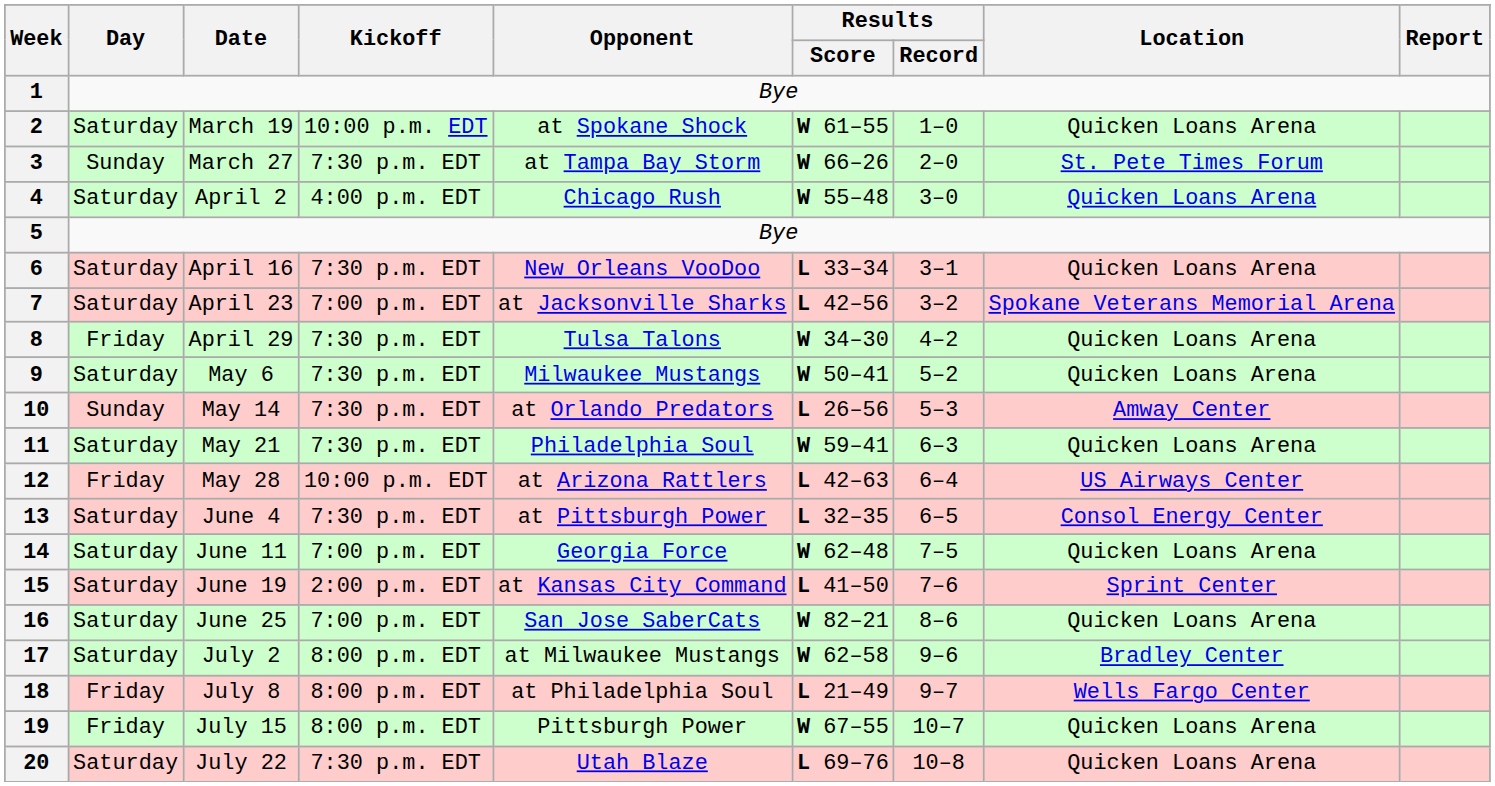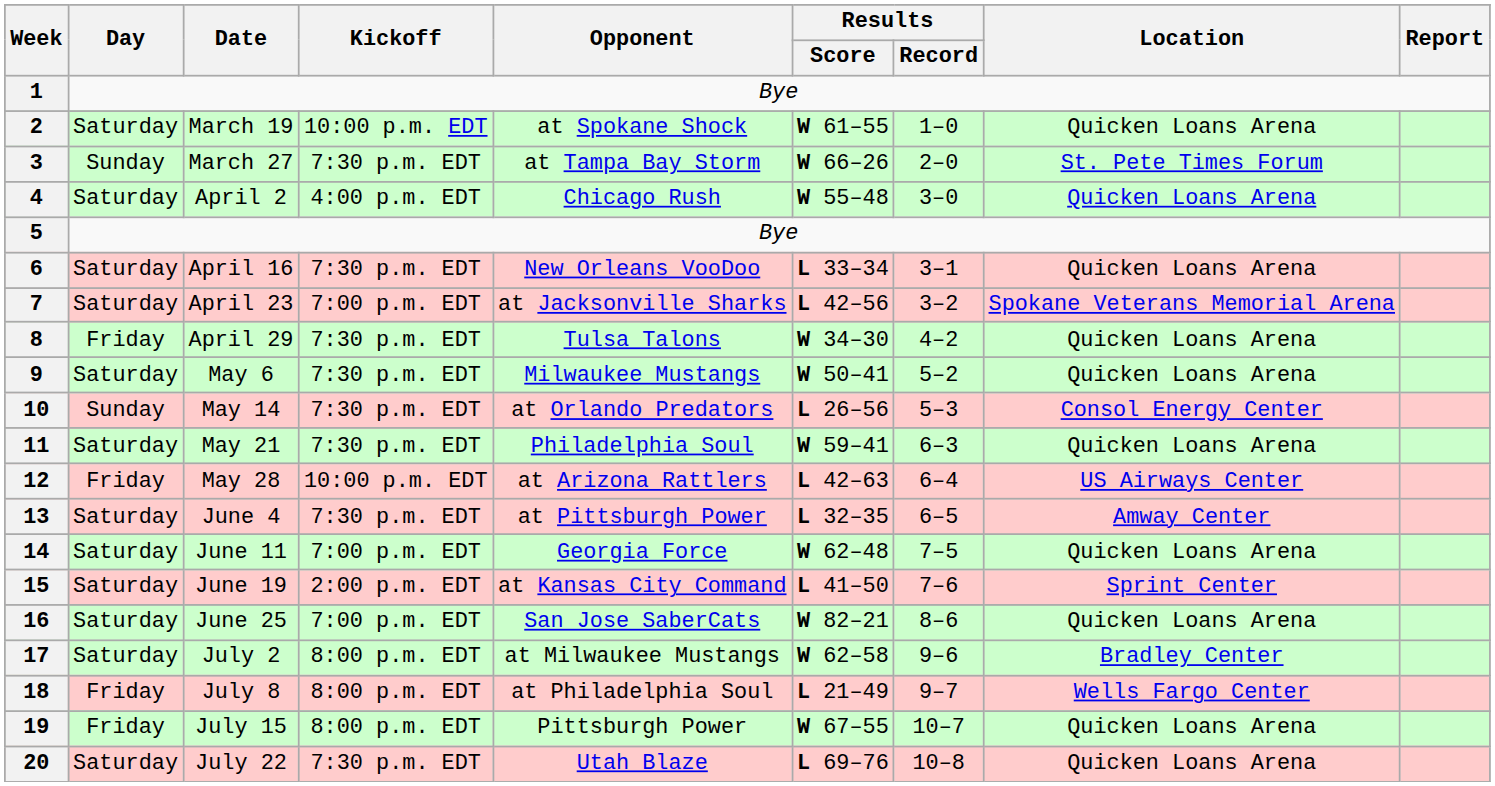(1192, 411) Amway Center -> (1192, 411) Consol Energy Center
(1192, 517) Consol Energy Center -> (1192, 517) Amway Center
